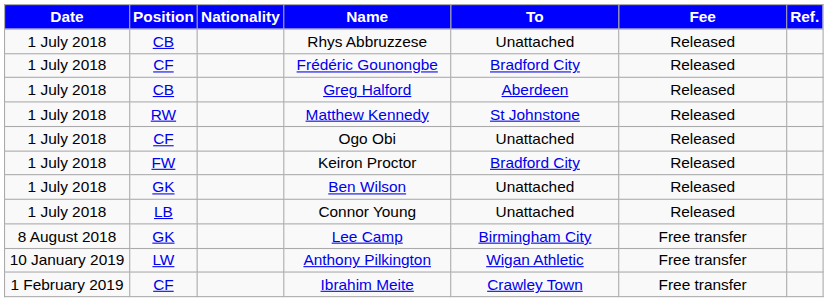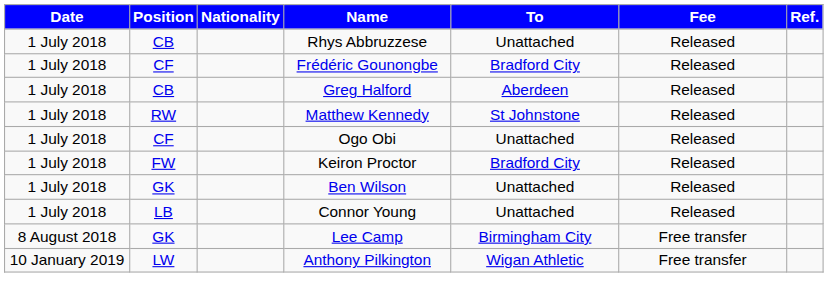- row: (367, 285)
